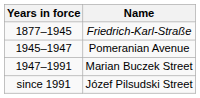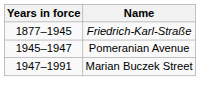- row: (139, 84)
